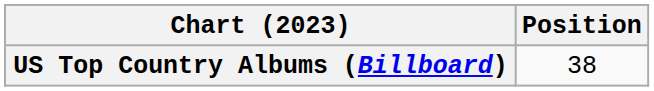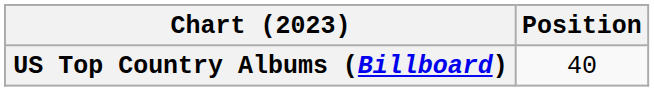(582, 66) 38 -> (582, 66) 40
